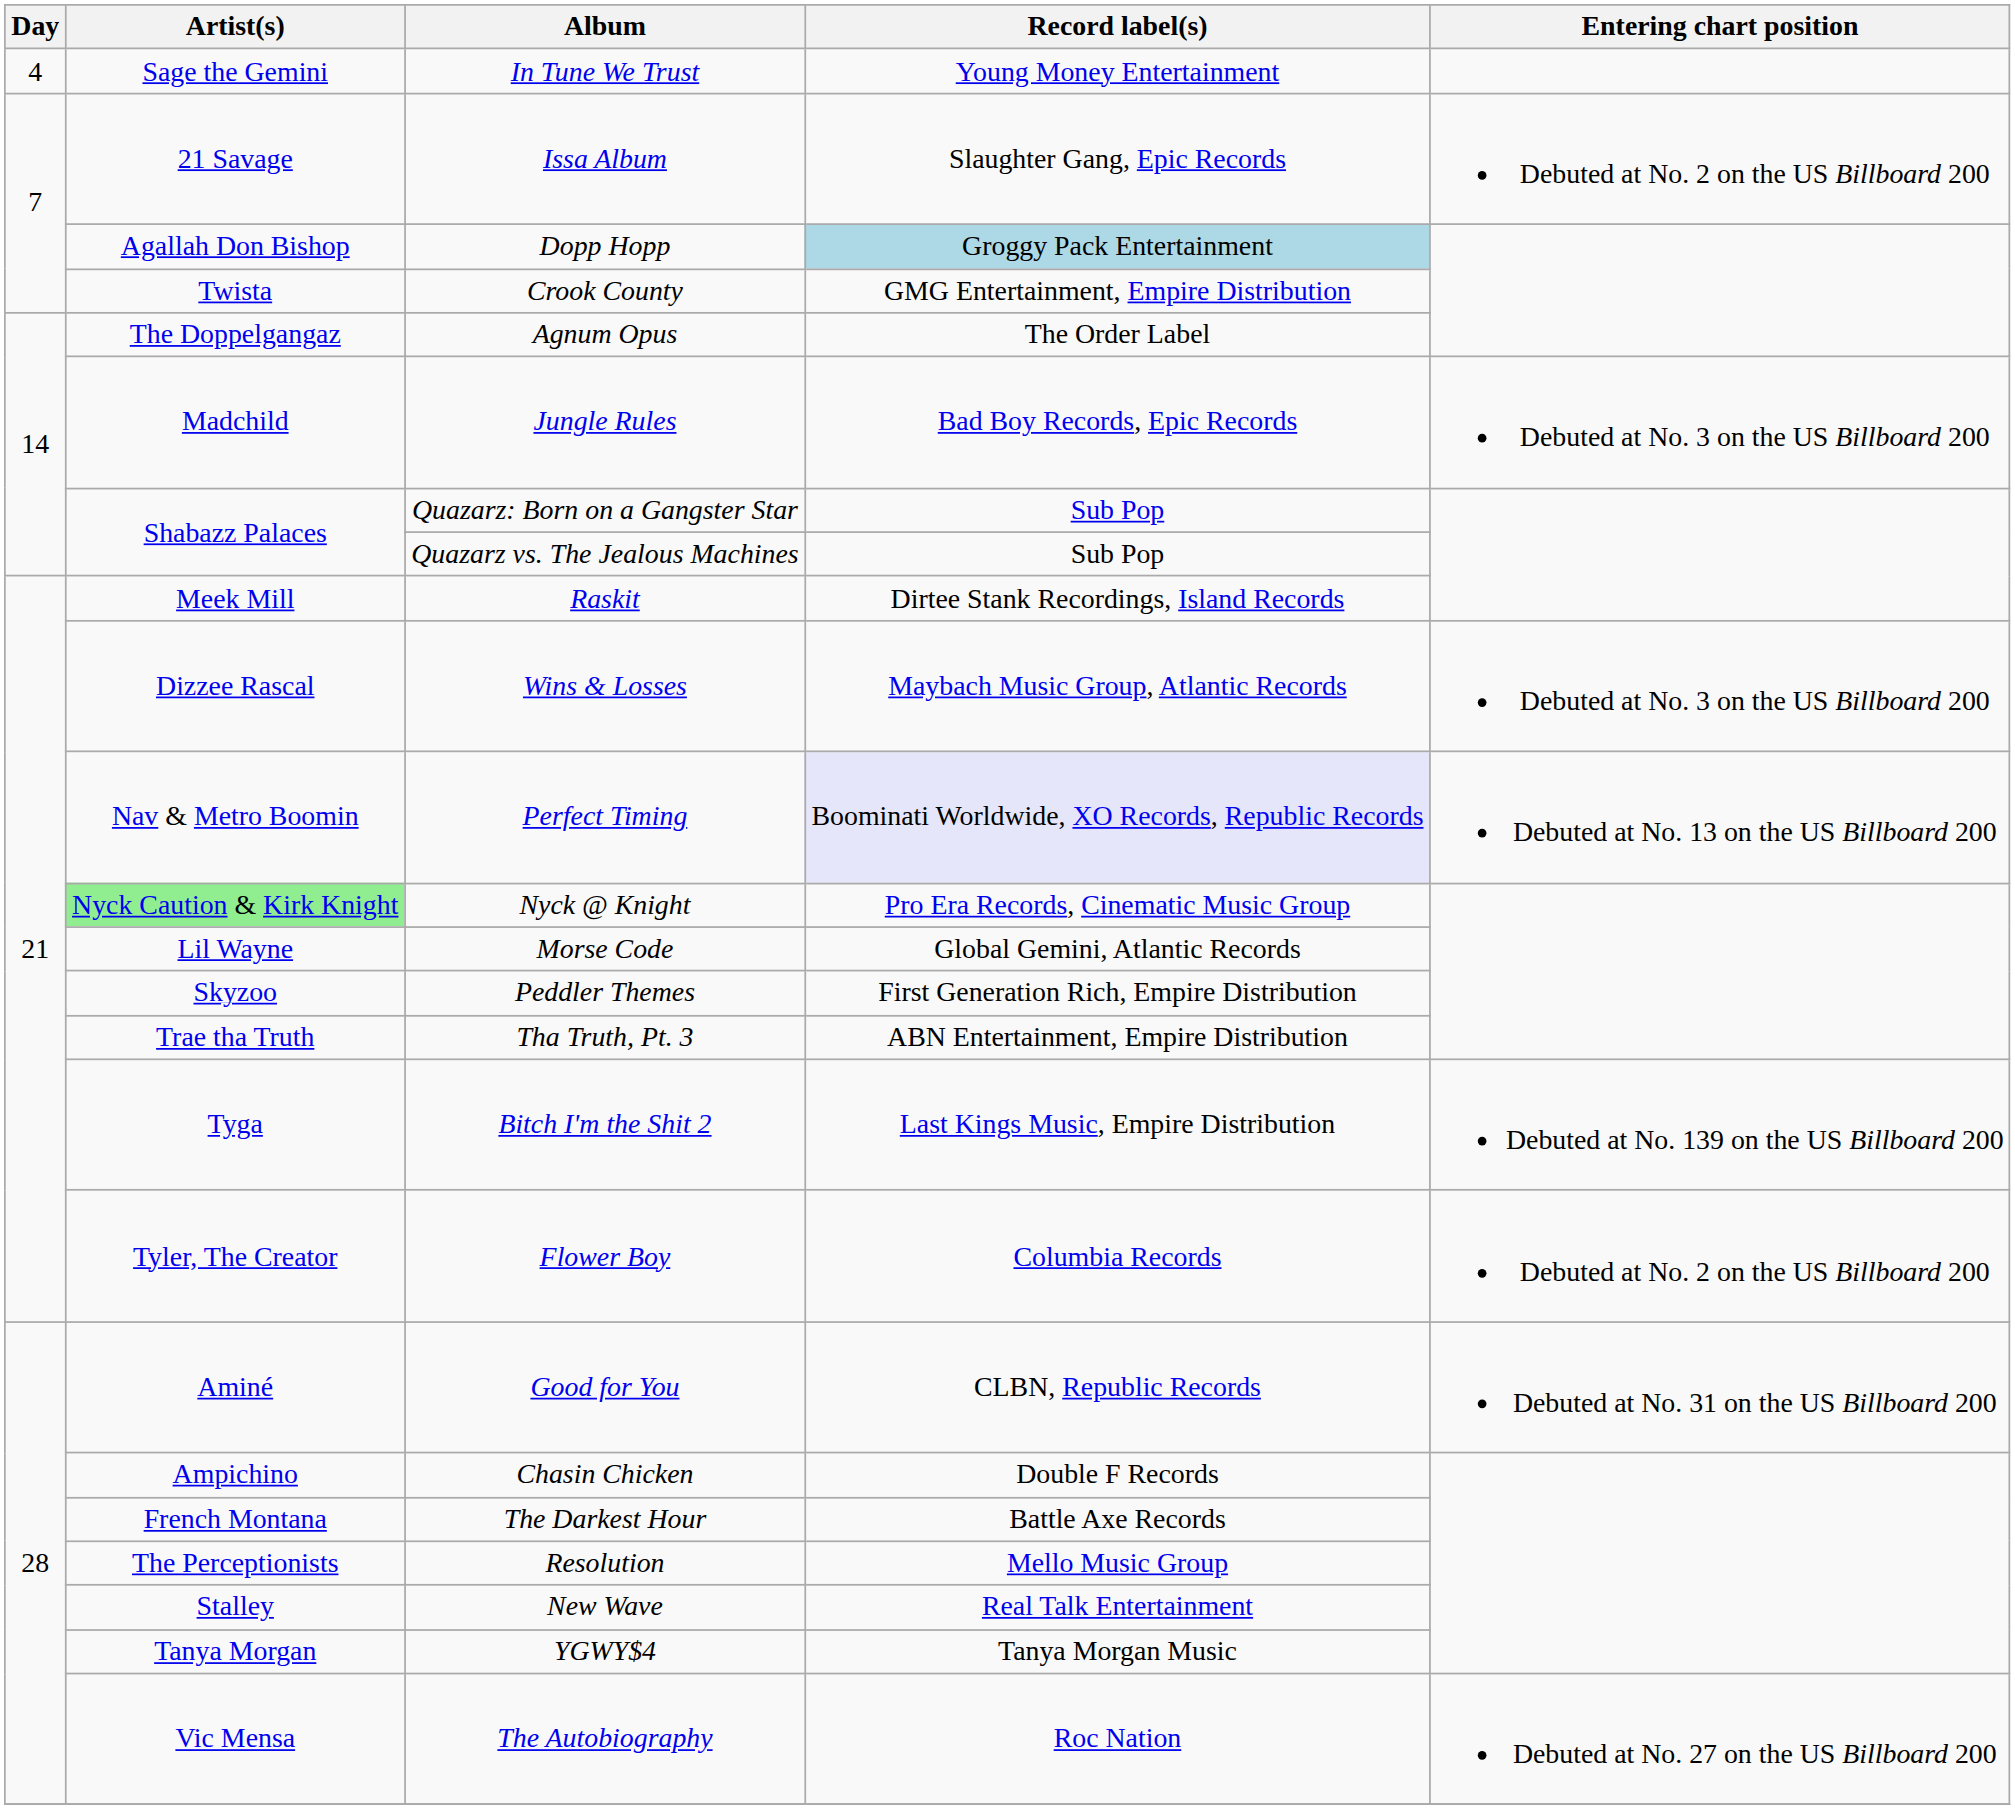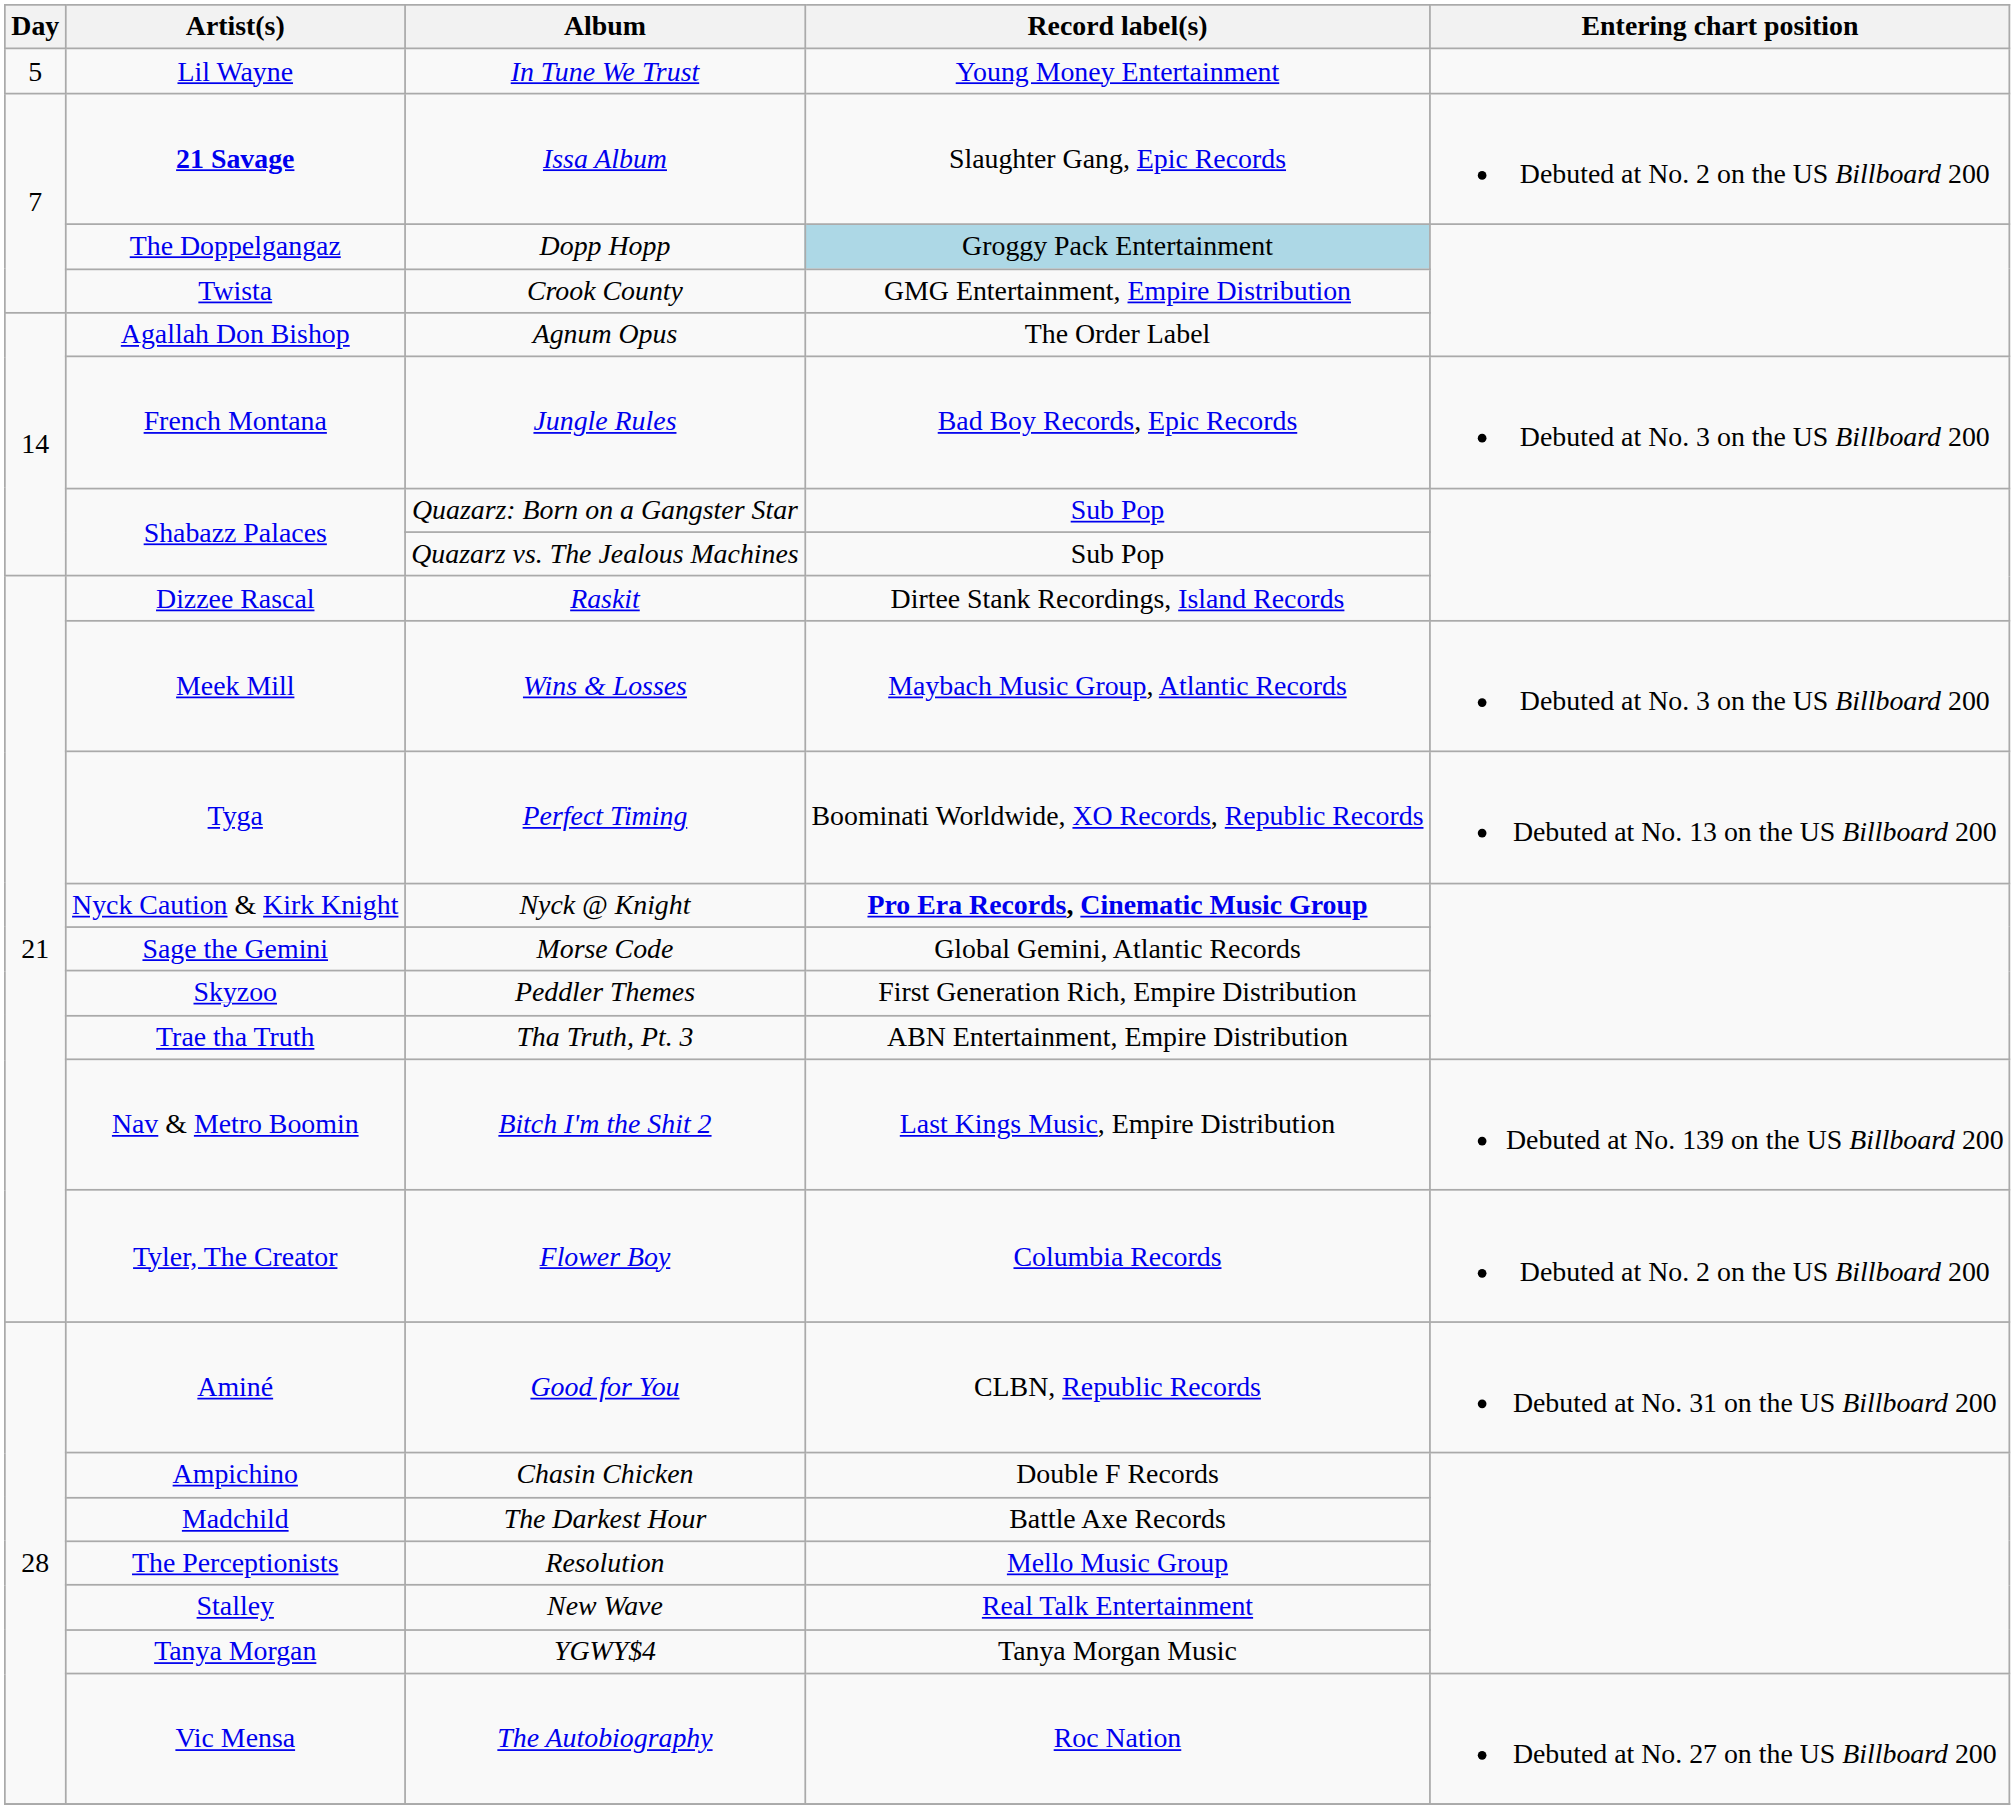(35, 70) 4 -> (35, 70) 5
(235, 70) Sage the Gemini -> (235, 70) Lil Wayne
(235, 158) normal -> (235, 158) bold
(235, 246) Agallah Don Bishop -> (235, 246) The Doppelgangaz
(235, 334) The Doppelgangaz -> (235, 334) Agallah Don Bishop
(235, 421) Madchild -> (235, 421) French Montana
(235, 597) Meek Mill -> (235, 597) Dizzee Rascal
(235, 685) Dizzee Rascal -> (235, 685) Meek Mill
(235, 816) Nav & Metro Boomin -> (235, 816) Tyga
(1117, 816) lavender background -> (1117, 816) no background
(235, 904) lightgreen background -> (235, 904) no background
(1117, 904) normal -> (1117, 904) bold
(235, 948) Lil Wayne -> (235, 948) Sage the Gemini
(235, 1124) Tyga -> (235, 1124) Nav & Metro Boomin
(235, 1518) French Montana -> (235, 1518) Madchild
